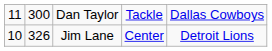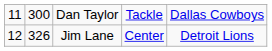(15, 35) 10 -> (15, 35) 12
